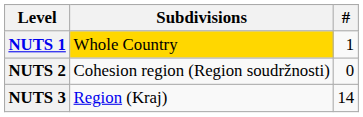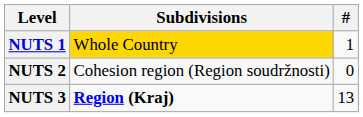(120, 97) normal -> (124, 97) bold
(346, 97) 14 -> (346, 97) 13
